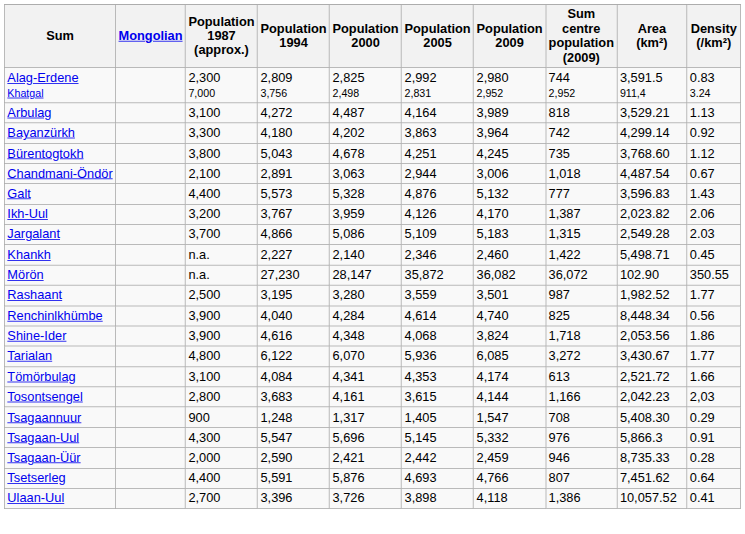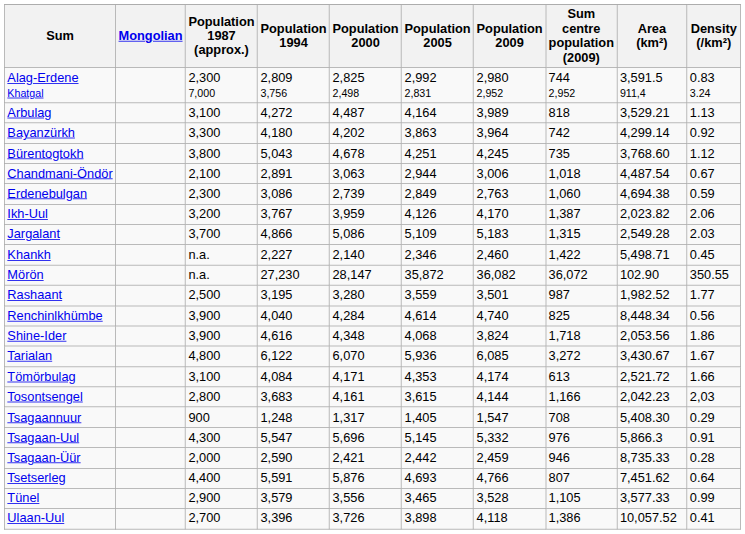+ row: (47, 194)
- row: (19, 194)
(702, 356) 1.77 -> (702, 356) 1.67
(349, 376) 4,341 -> (349, 376) 4,171
+ row: (23, 498)
